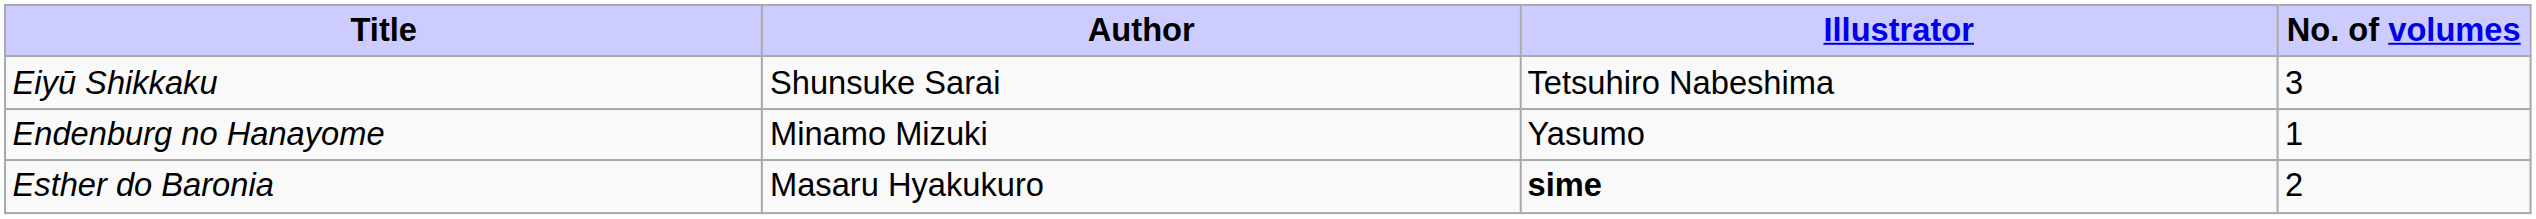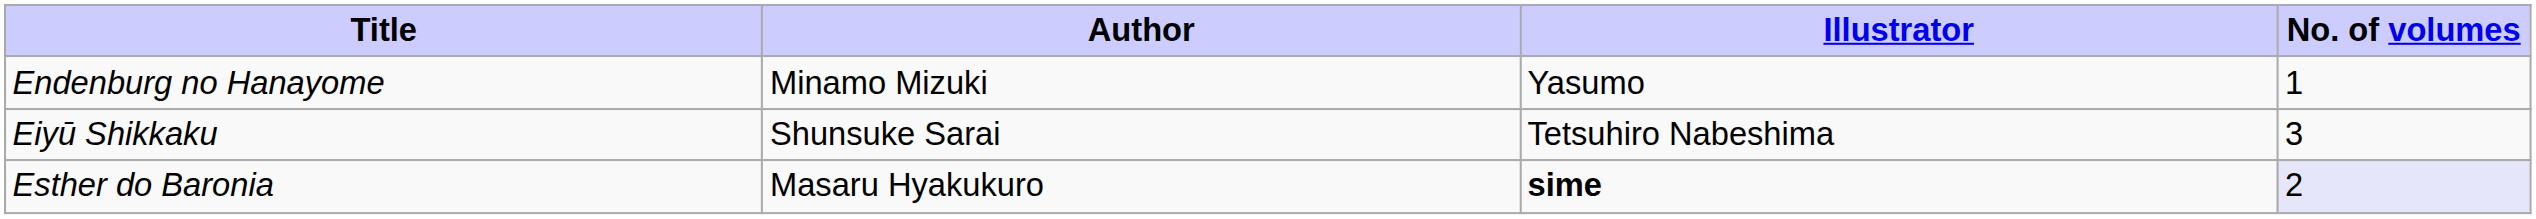rows swapped: (115, 82) <-> (199, 133)
(2294, 185) no background -> (2294, 185) lavender background
